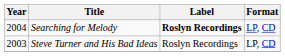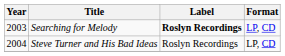(17, 28) 2004 -> (17, 28) 2003
(17, 43) 2003 -> (17, 43) 2004
